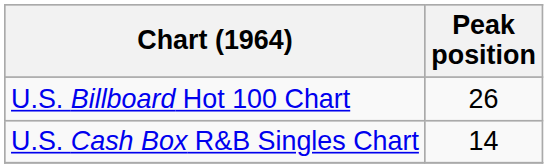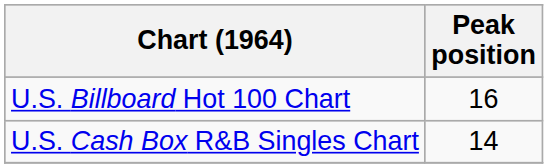(484, 98) 26 -> (484, 98) 16
